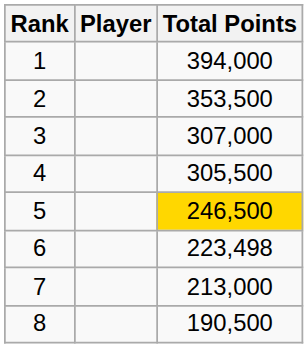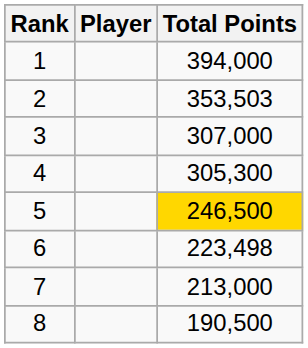(230, 98) 353,500 -> (230, 98) 353,503
(230, 173) 305,500 -> (230, 173) 305,300
